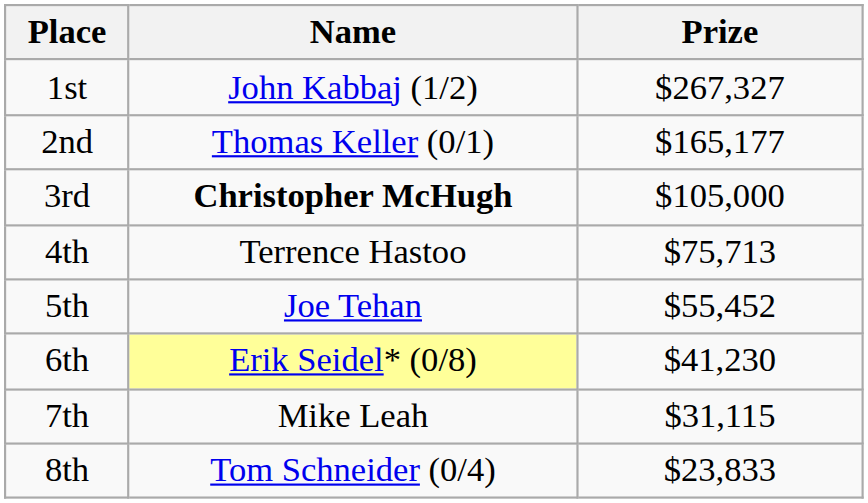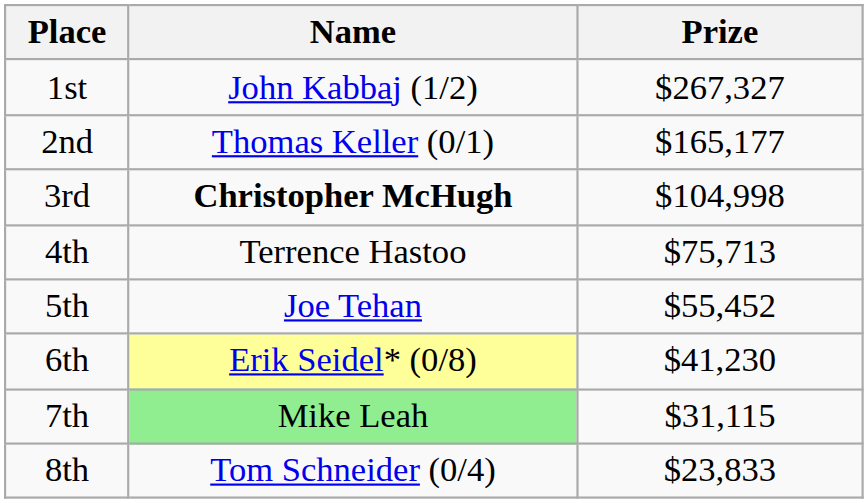(720, 196) $105,000 -> (720, 196) $104,998
(353, 415) no background -> (353, 415) lightgreen background
